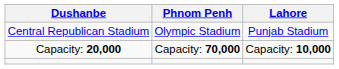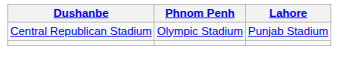- row: (79, 49)
